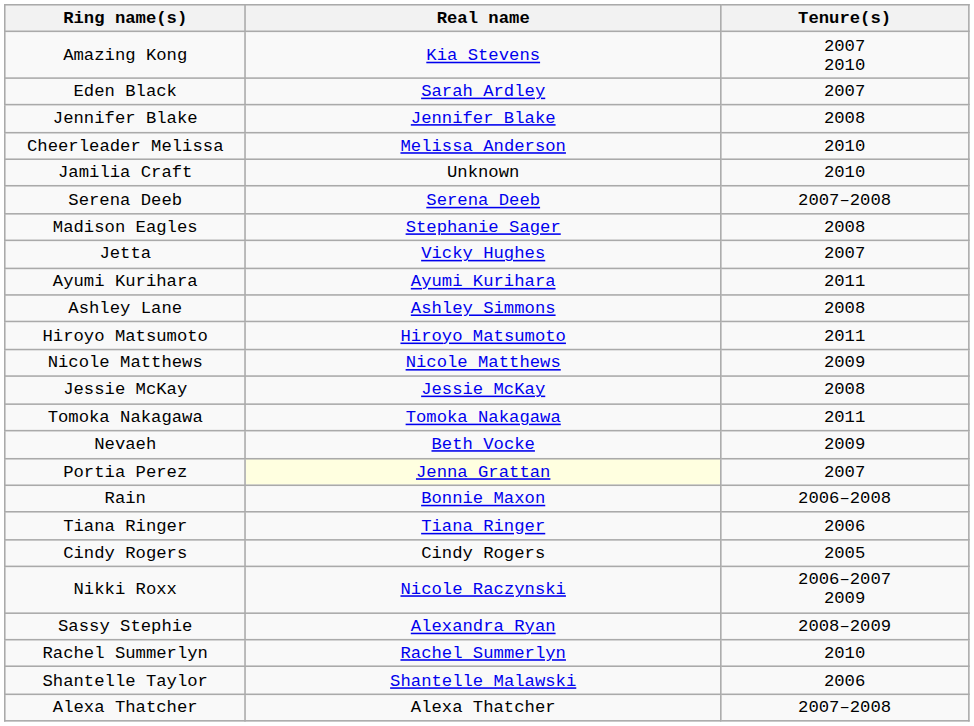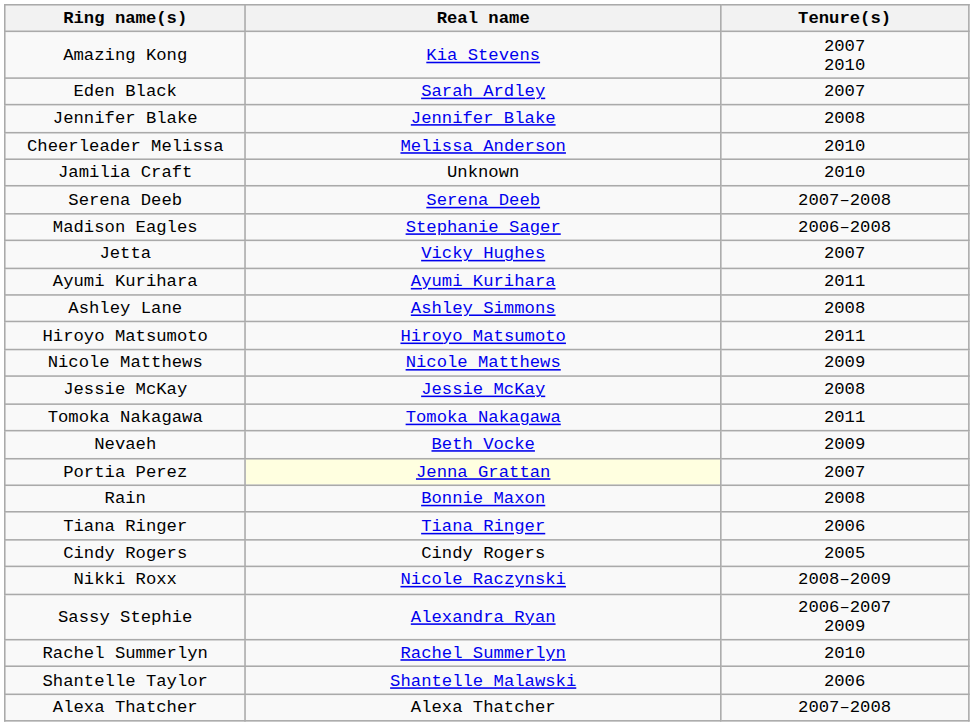(845, 227) 2008 -> (845, 227) 2006–2008
(845, 499) 2006–2008 -> (845, 499) 2008
(845, 590) 2006–2007 2009 -> (845, 580) 2008–2009
(845, 626) 2008–2009 -> (845, 617) 2006–2007 2009
